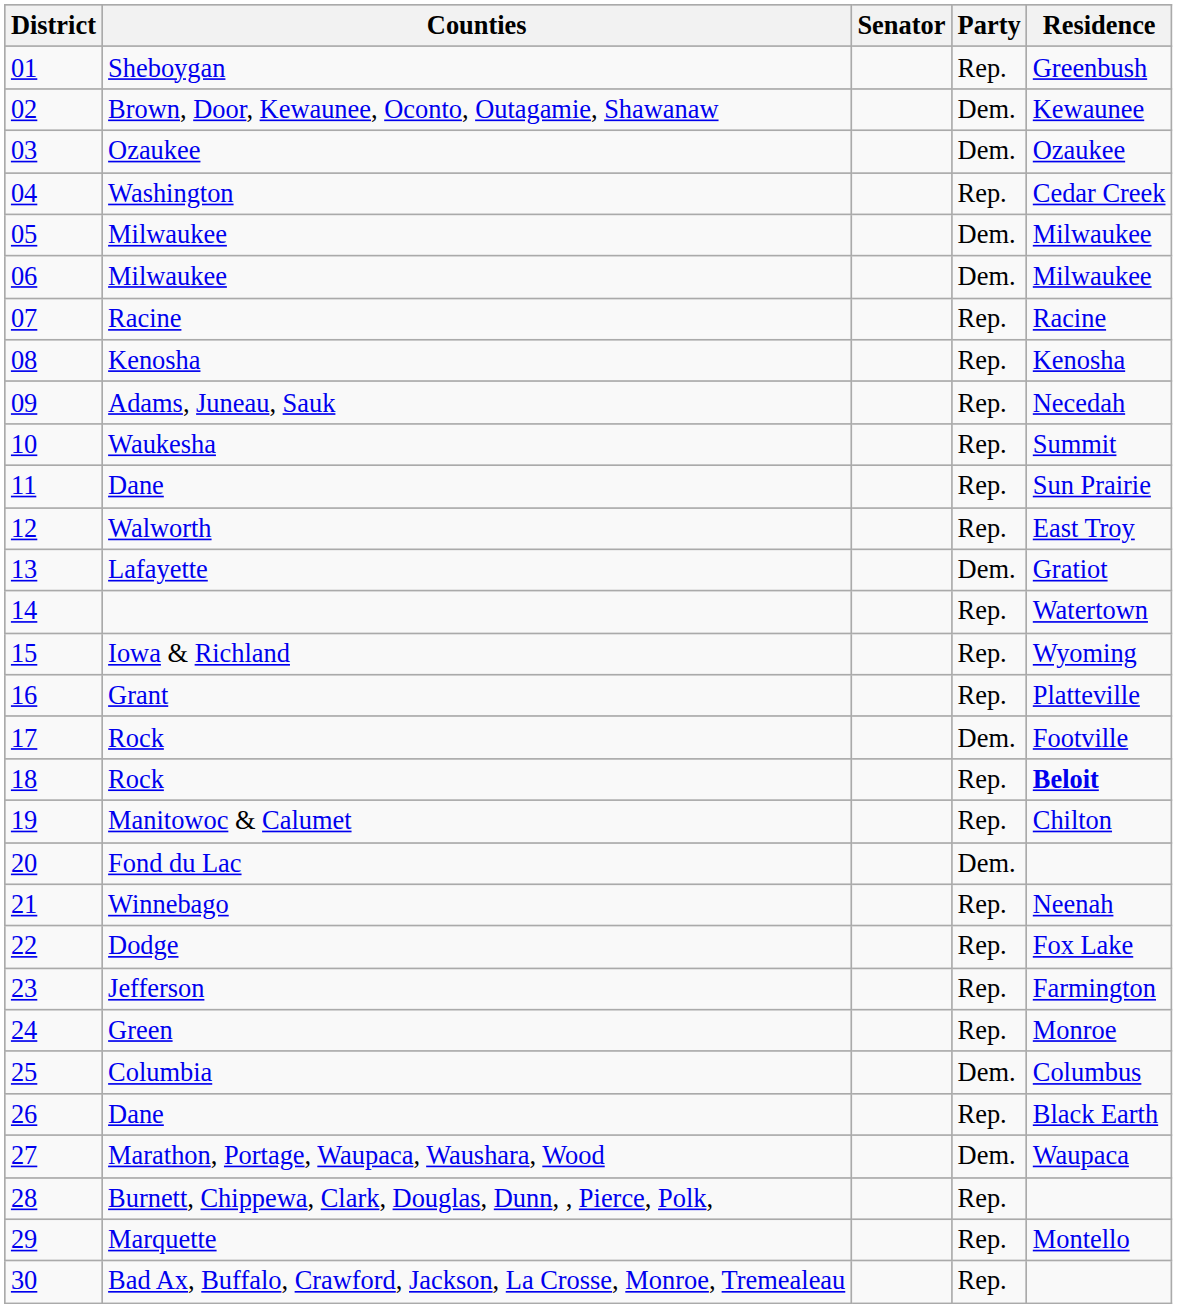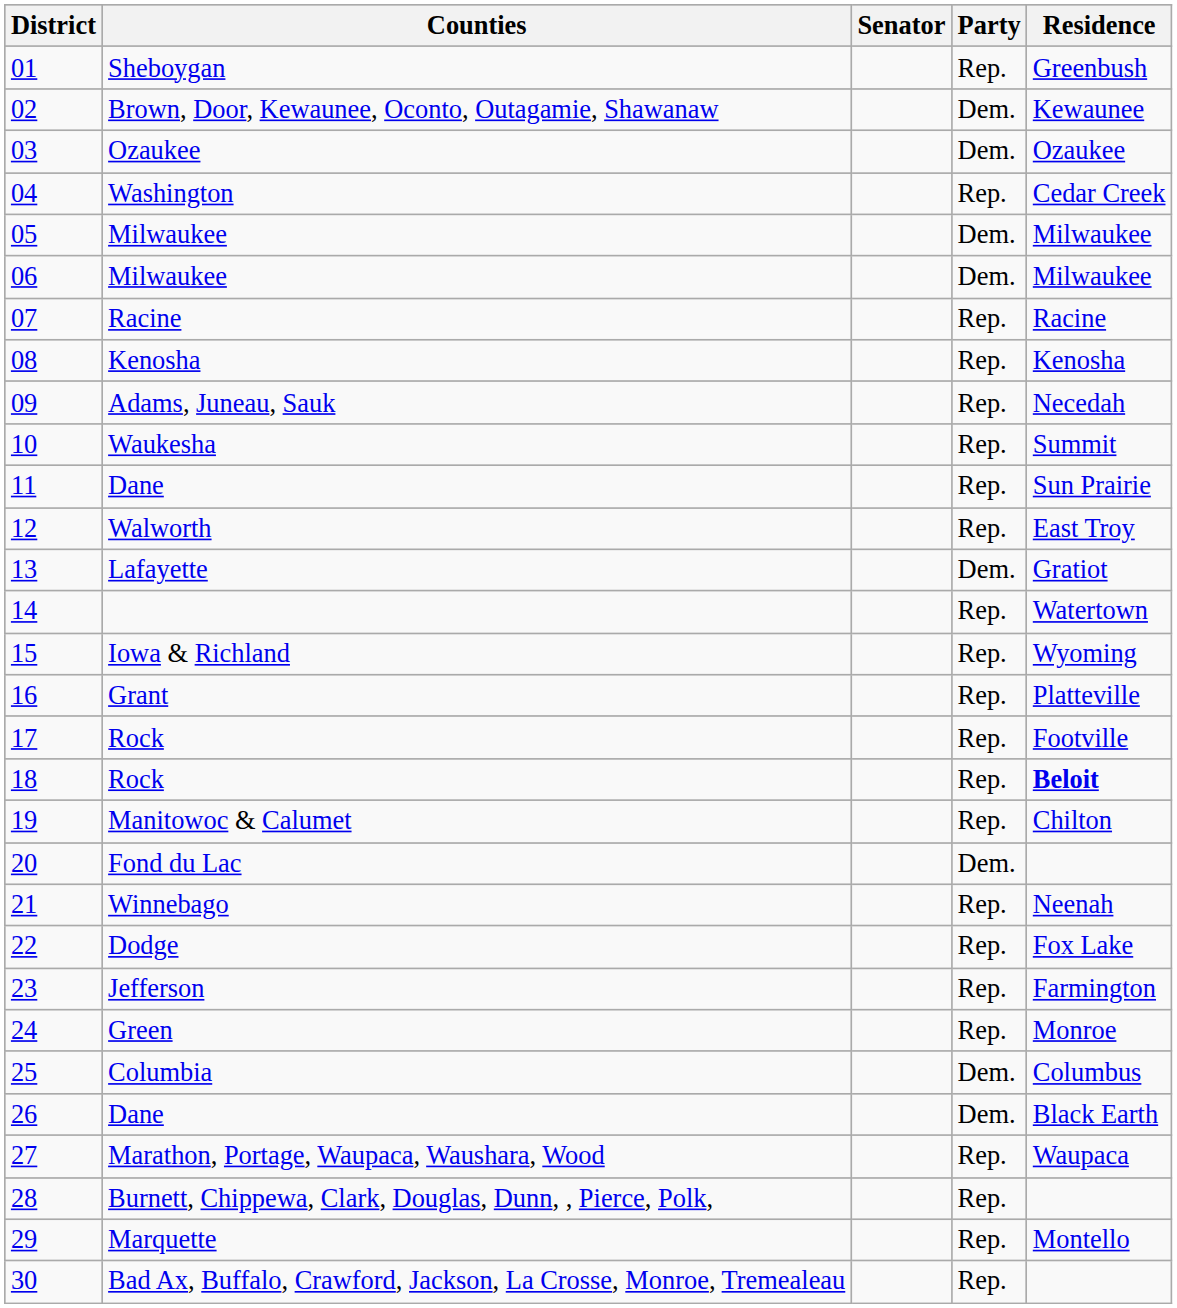(987, 737) Dem. -> (982, 737) Rep.
(982, 1114) Rep. -> (987, 1114) Dem.
(987, 1155) Dem. -> (982, 1155) Rep.
